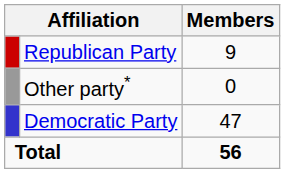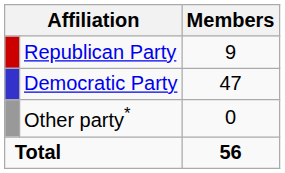rows swapped: (101, 120) <-> (77, 86)
